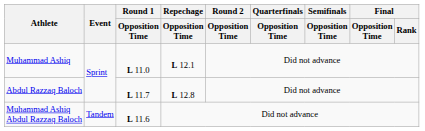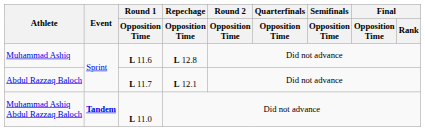(138, 71) L 11.0 -> (141, 60) L 11.6
(183, 66) L 12.1 -> (185, 60) L 12.8
(183, 95) L 12.8 -> (185, 85) L 12.1
(100, 114) normal -> (101, 109) bold
(138, 120) L 11.6 -> (141, 120) L 11.0
